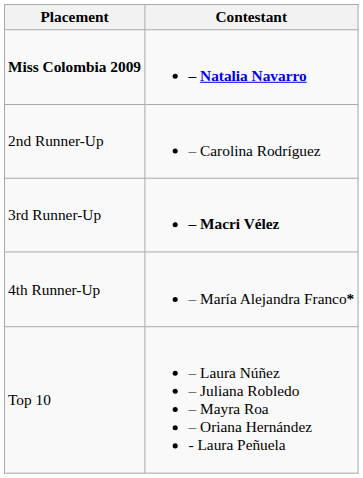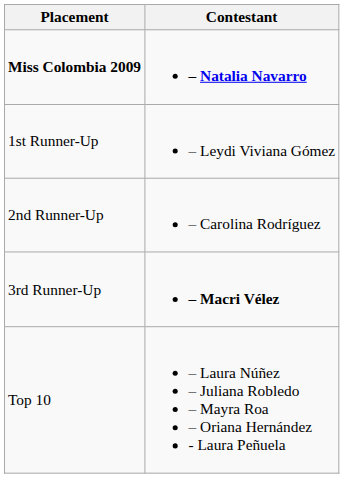+ row: (53, 141)
- row: (54, 289)
